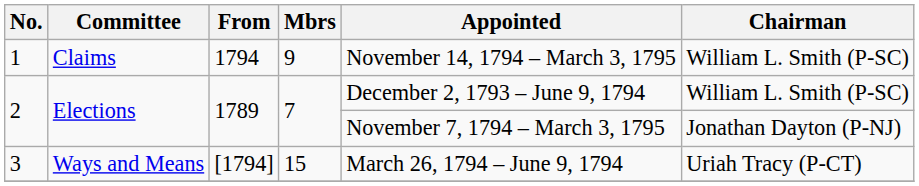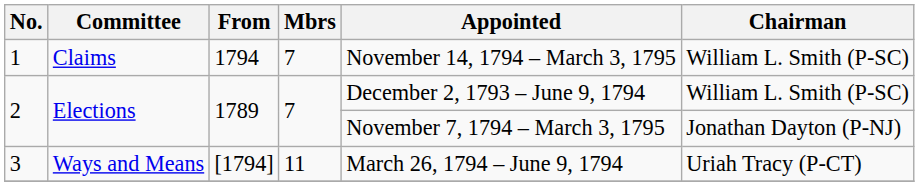(290, 57) 9 -> (290, 57) 7
(295, 163) 15 -> (295, 163) 11
